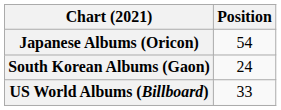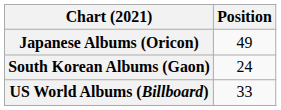(244, 42) 54 -> (244, 42) 49
